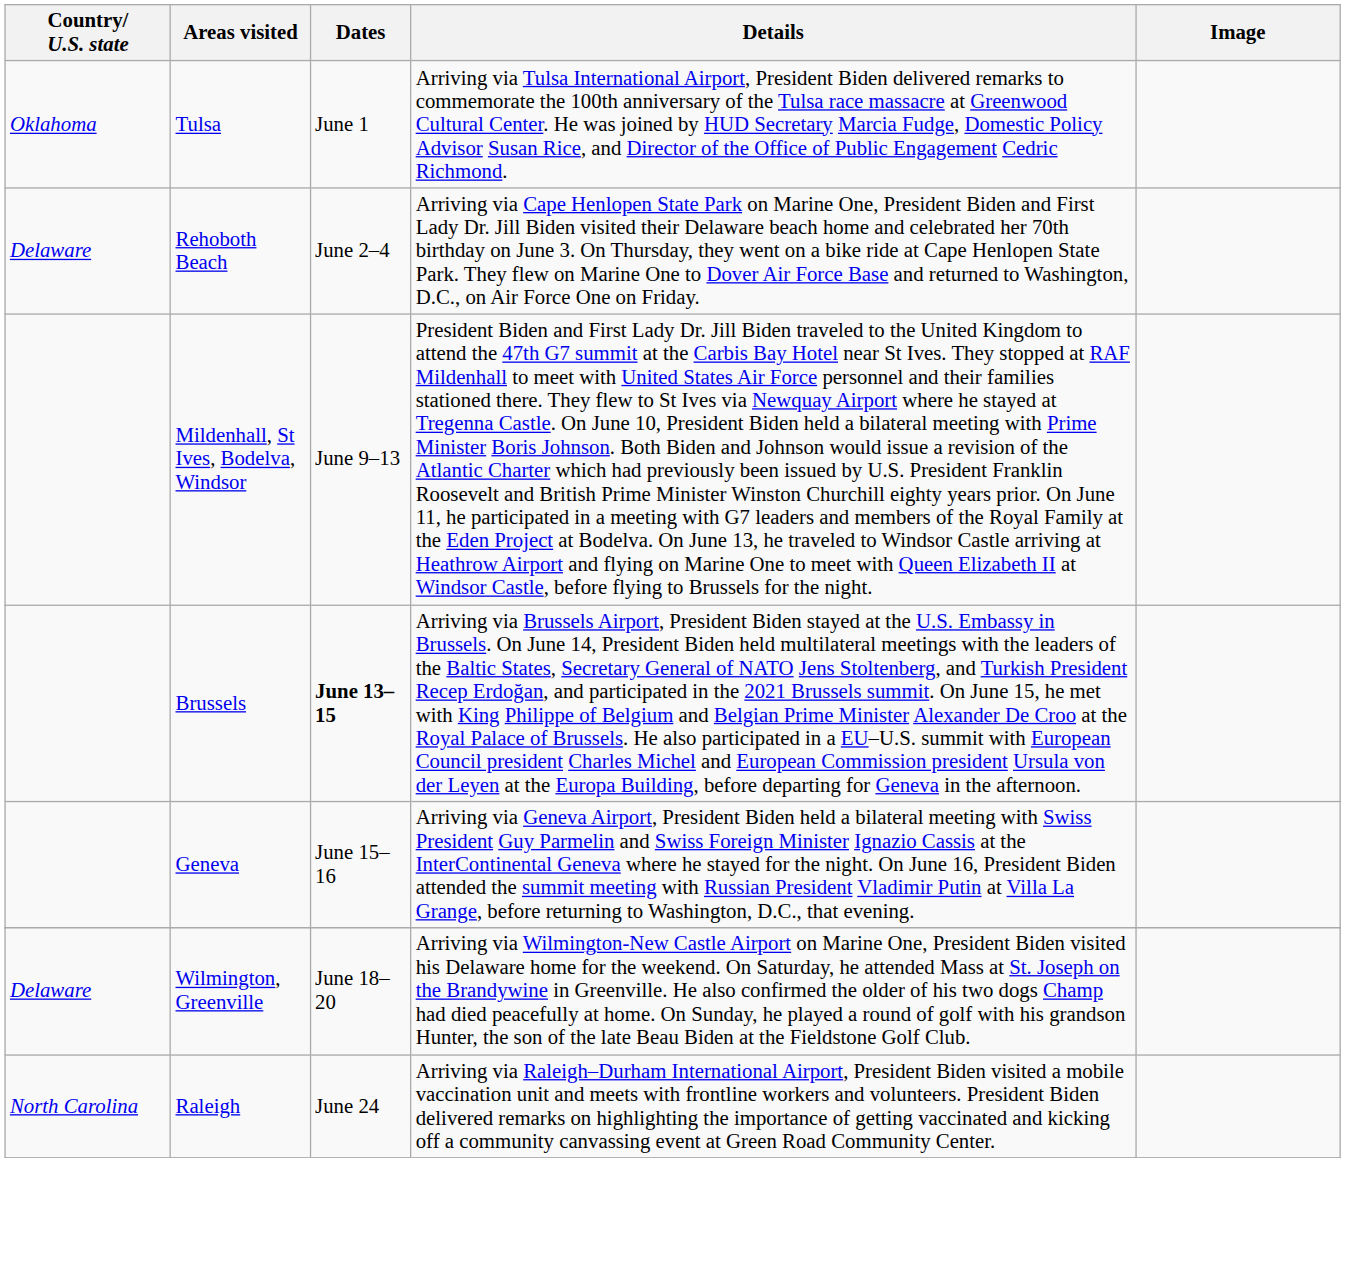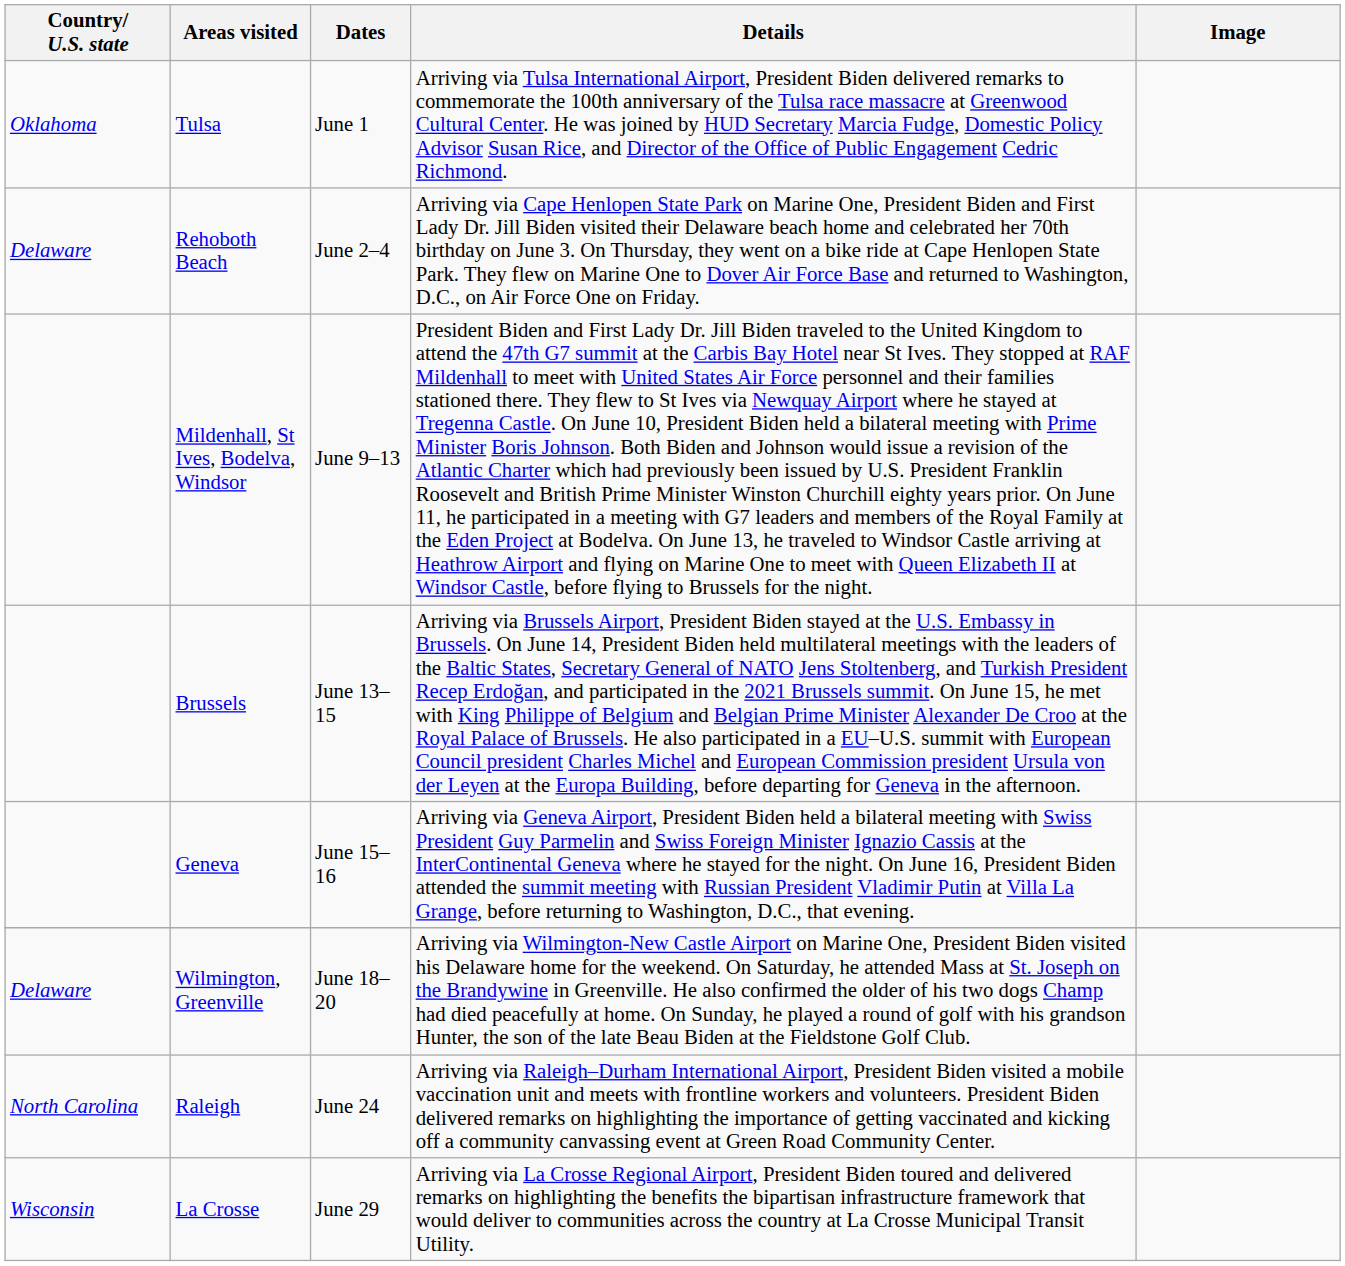(355, 702) bold -> (352, 702) normal
+ row: (217, 1209)
